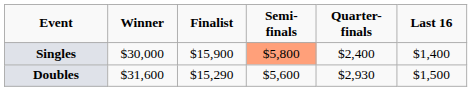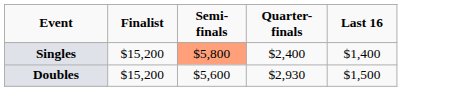- column: (142, 23)
(212, 53) $15,900 -> (142, 53) $15,200
(212, 75) $15,290 -> (142, 75) $15,200
